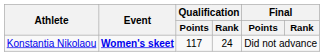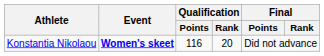(194, 44) 117 -> (194, 44) 116
(227, 44) 24 -> (227, 44) 20
